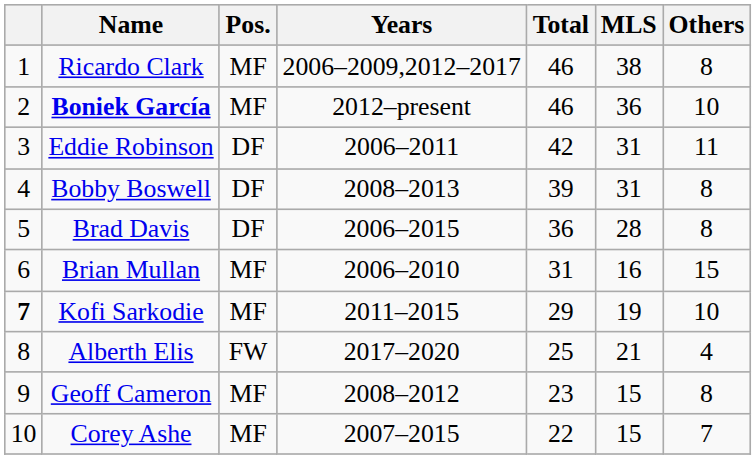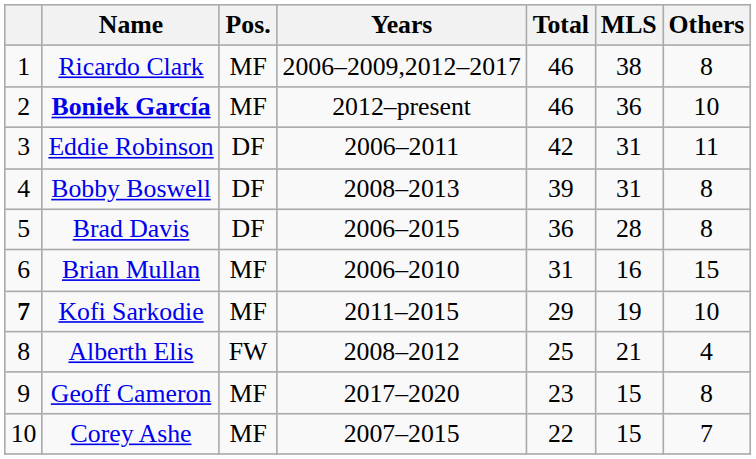(402, 351) 2017–2020 -> (402, 351) 2008–2012
(402, 392) 2008–2012 -> (402, 392) 2017–2020
